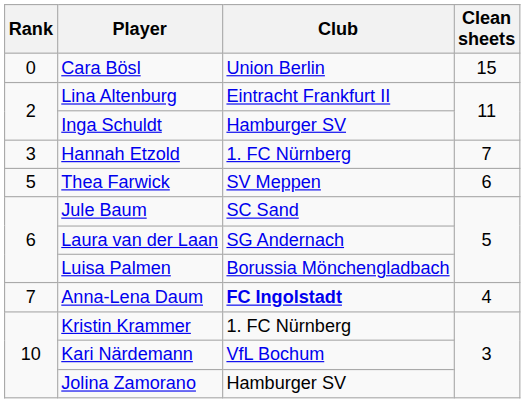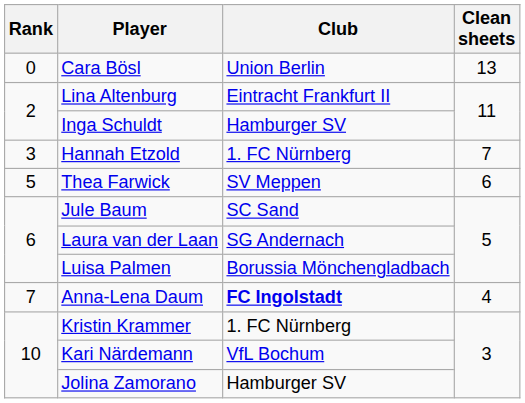(487, 67) 15 -> (487, 67) 13
